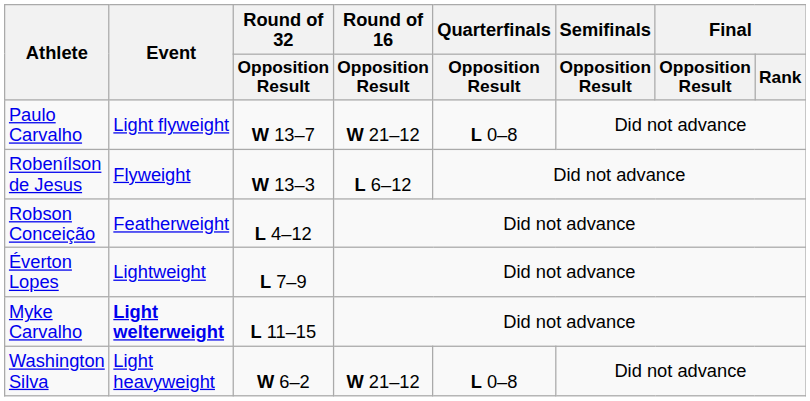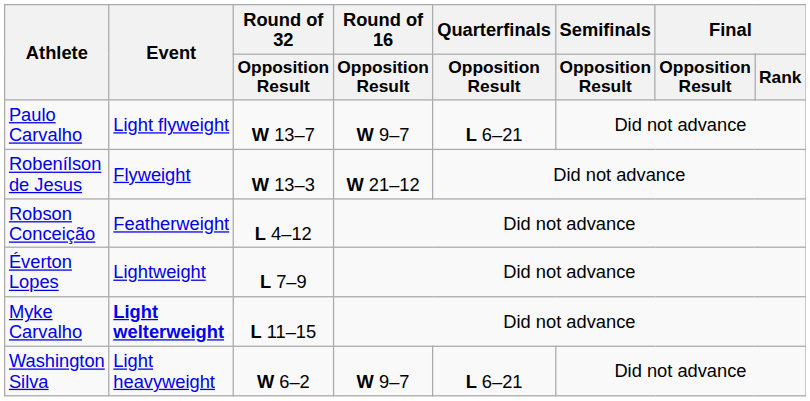(383, 135) W 21–12 -> (383, 135) W 9–7
(494, 135) L 0–8 -> (494, 135) L 6–21
(383, 185) L 6–12 -> (383, 185) W 21–12
(383, 381) W 21–12 -> (383, 381) W 9–7
(494, 381) L 0–8 -> (494, 381) L 6–21
